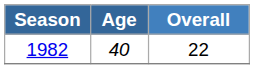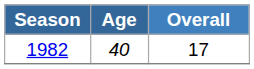(198, 49) 22 -> (198, 49) 17
